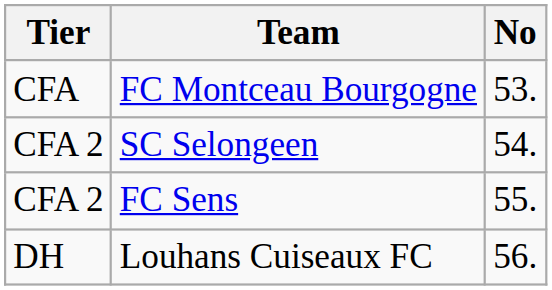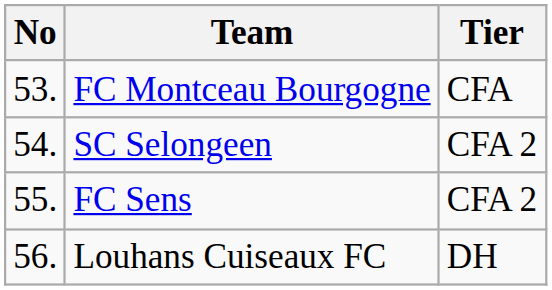columns swapped: (515, 32) <-> (58, 32)
